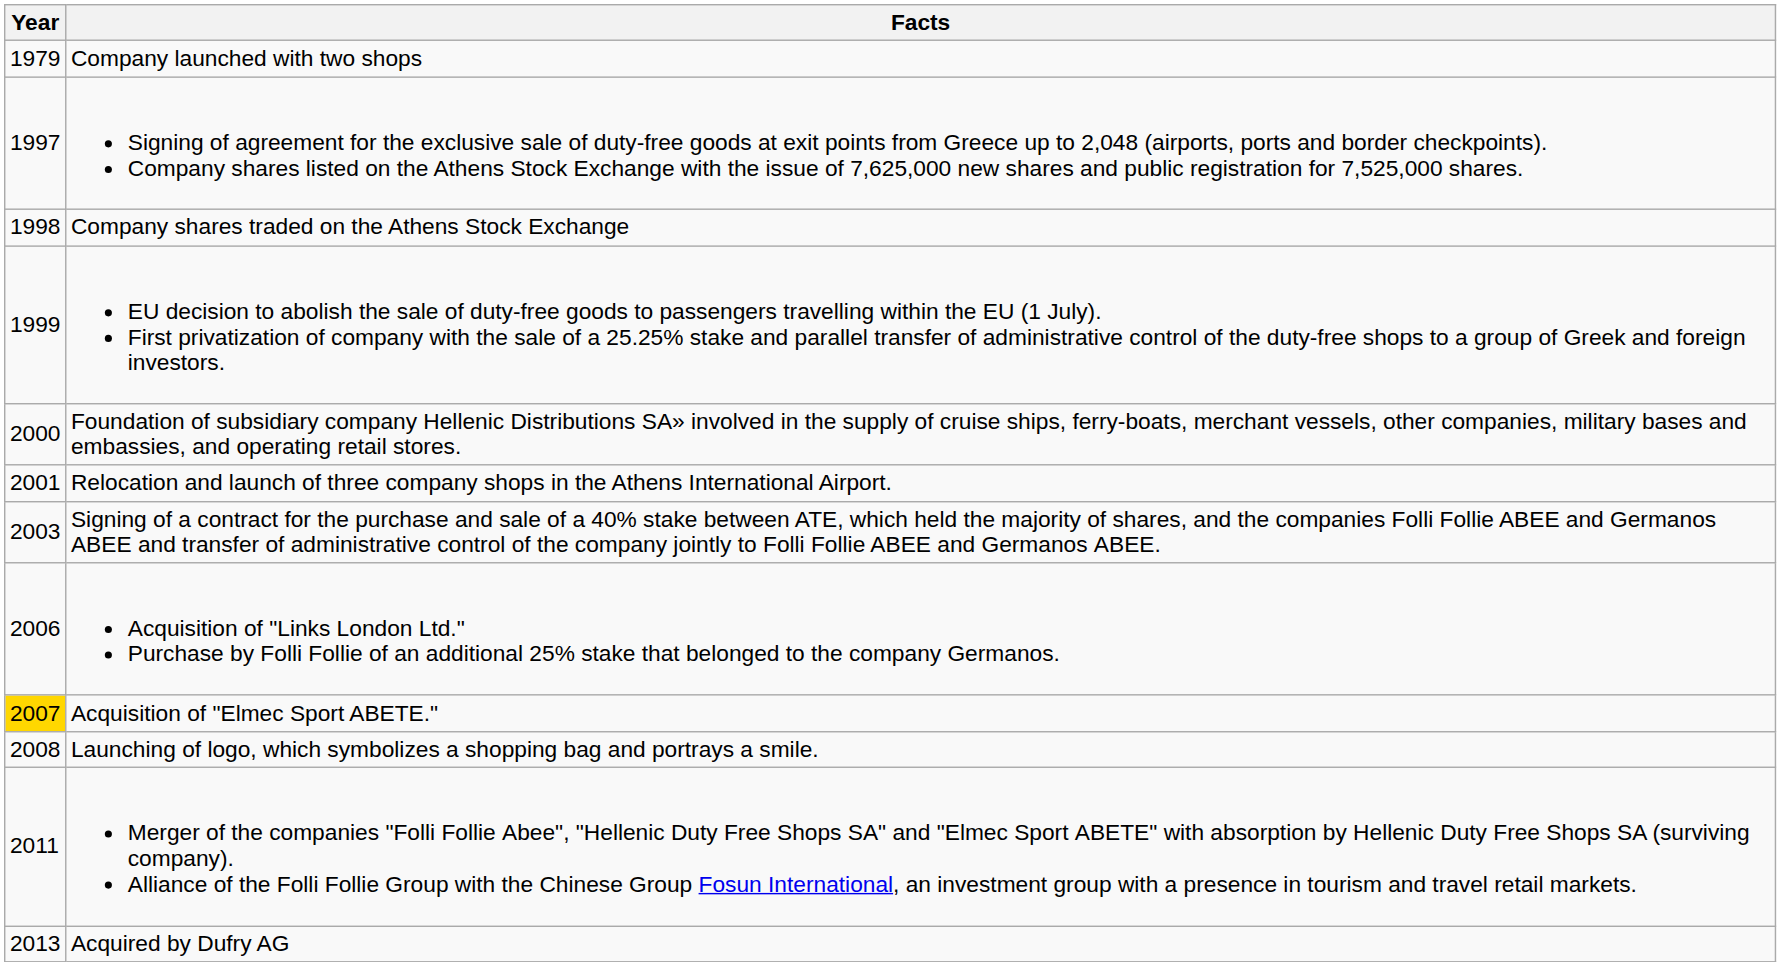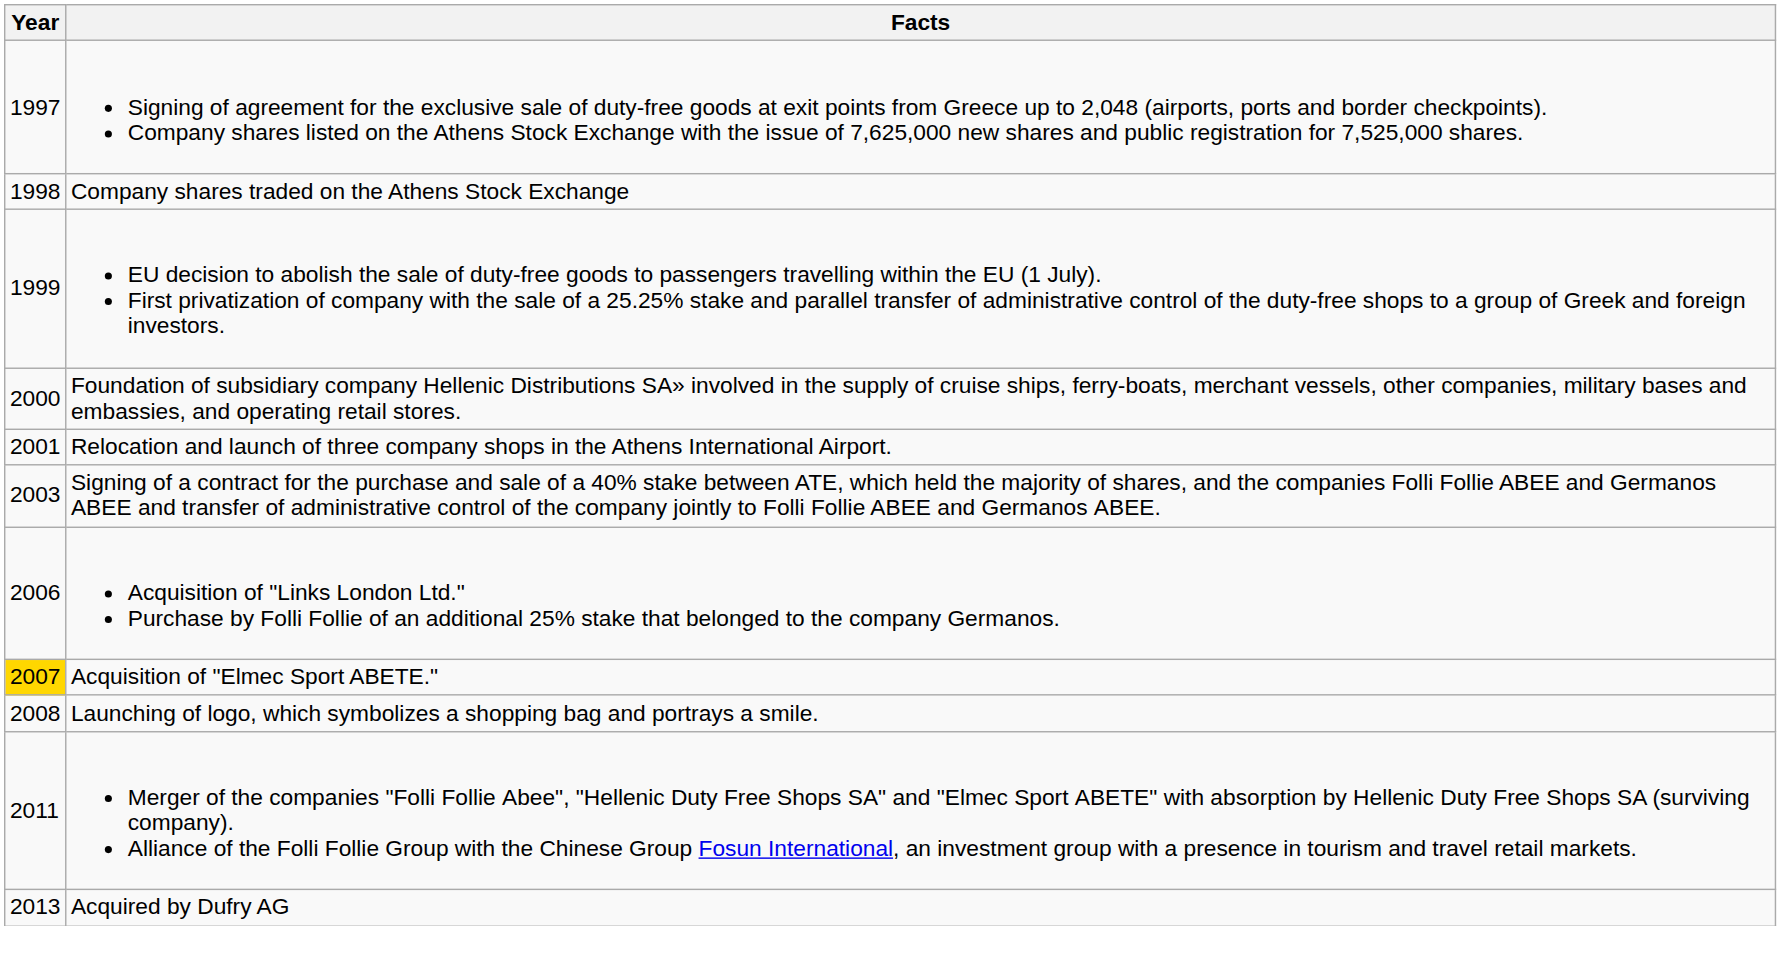- row: (247, 58)
